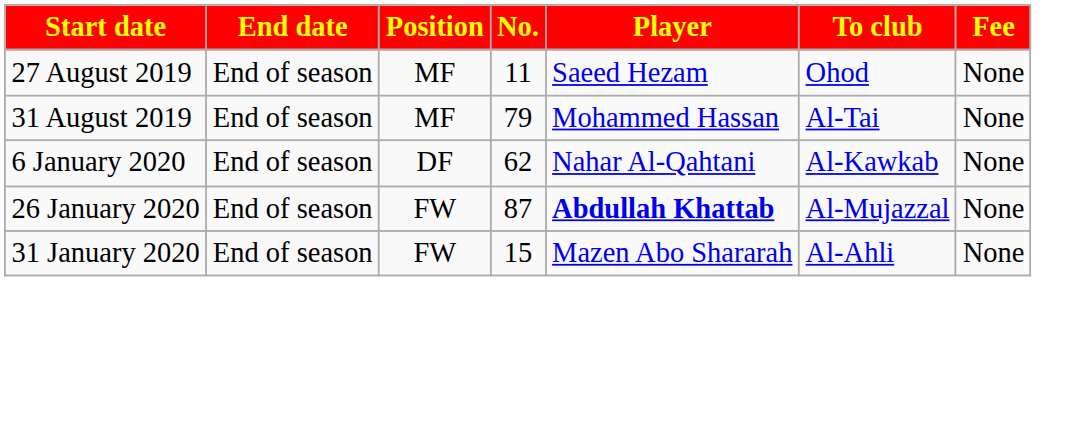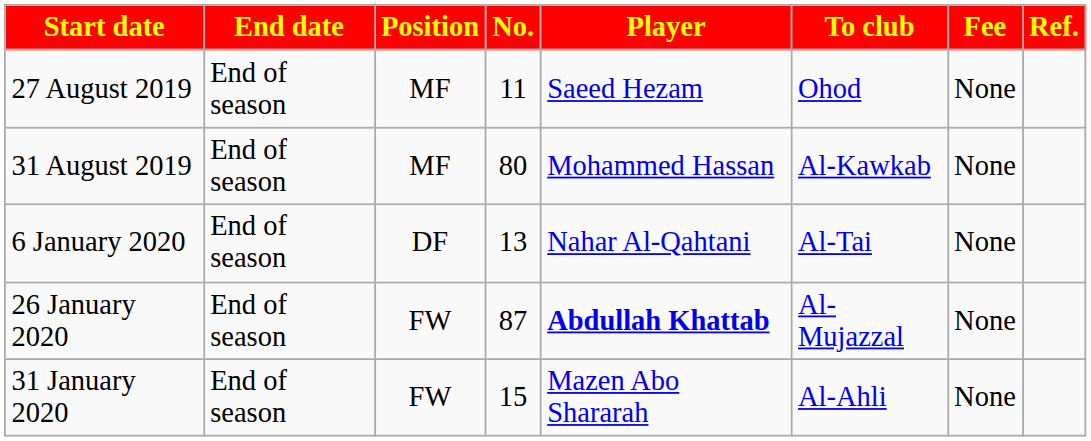+ column: (1054, 27)
(518, 117) 79 -> (513, 165) 80
(843, 117) Al-Tai -> (864, 165) Al-Kawkab
(518, 162) 62 -> (513, 242) 13
(872, 162) Al-Kawkab -> (835, 242) Al-Tai
